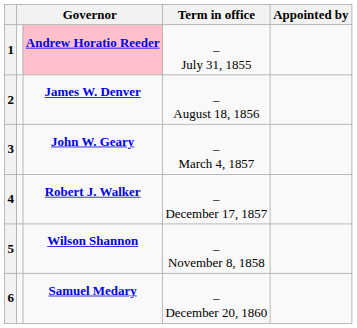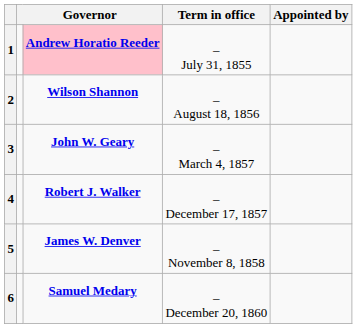(93, 92) James W. Denver -> (93, 92) Wilson Shannon
(93, 241) Wilson Shannon -> (93, 241) James W. Denver
